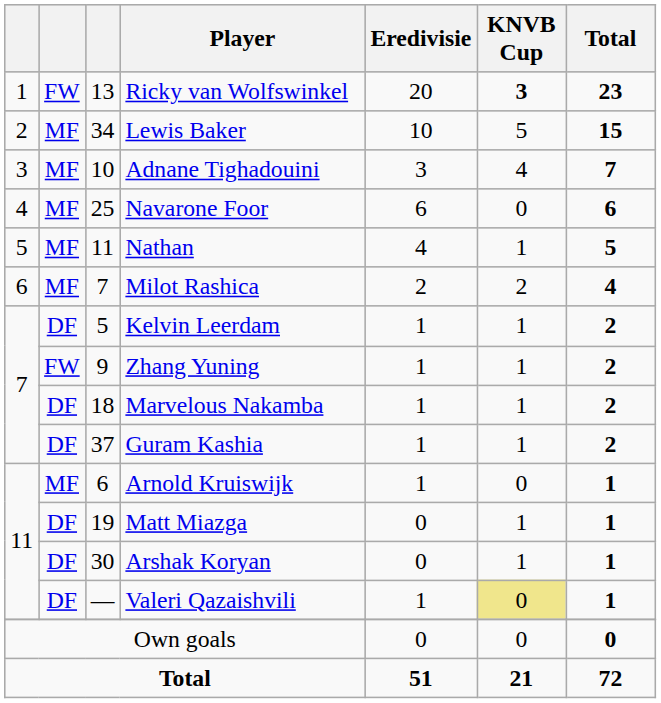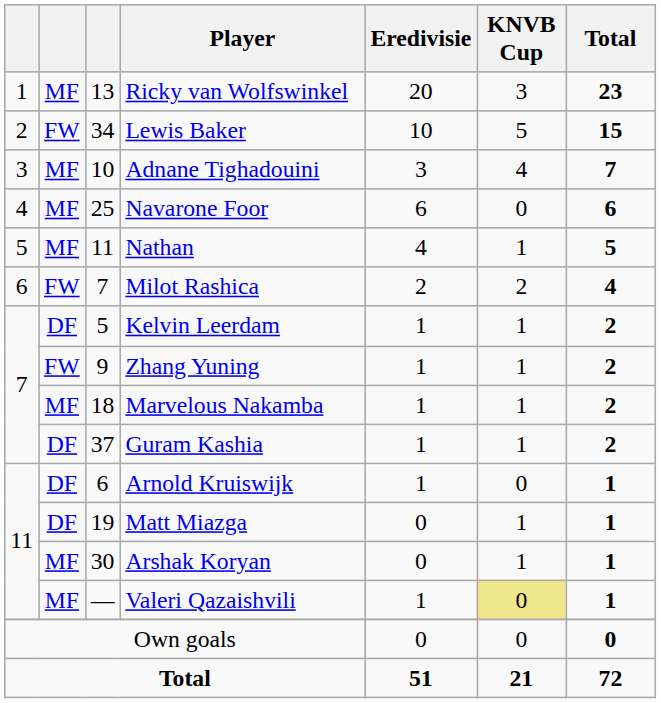(62, 91) FW -> (62, 91) MF
(521, 91) bold -> (521, 91) normal
(62, 130) MF -> (62, 130) FW
(62, 286) MF -> (62, 286) FW
(62, 404) DF -> (62, 404) MF
(62, 482) MF -> (62, 482) DF
(62, 560) DF -> (62, 560) MF
(62, 599) DF -> (62, 599) MF
